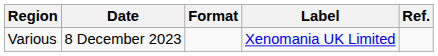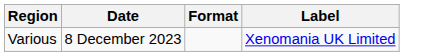- column: (416, 16)
